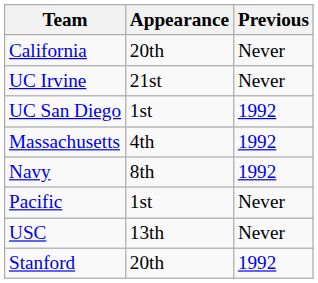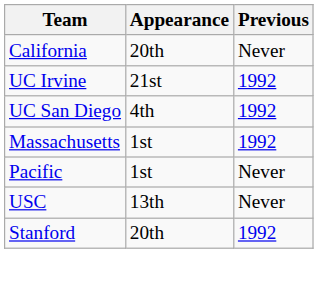(261, 80) Never -> (257, 80) 1992
(141, 111) 1st -> (142, 111) 4th
(142, 141) 4th -> (141, 141) 1st
- row: (30, 171)
